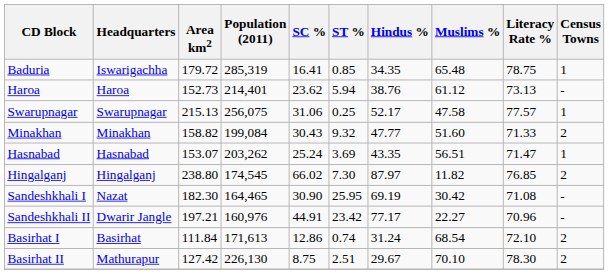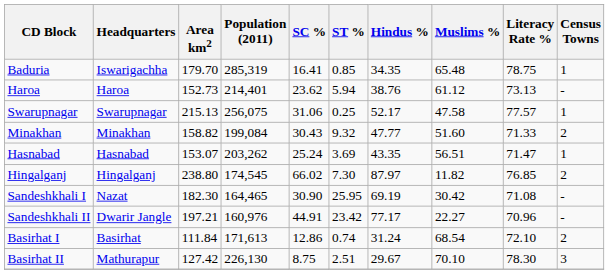(200, 69) 179.72 -> (200, 69) 179.70
(564, 259) 2 -> (564, 259) 3
